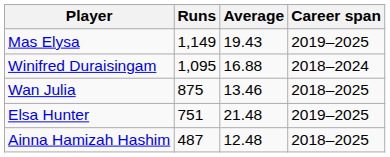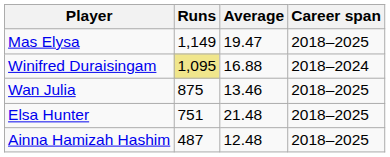(243, 41) 19.43 -> (243, 41) 19.47
(330, 41) 2019–2025 -> (330, 41) 2018–2025
(197, 66) no background -> (197, 66) khaki background
(330, 115) 2019–2025 -> (330, 115) 2018–2025
